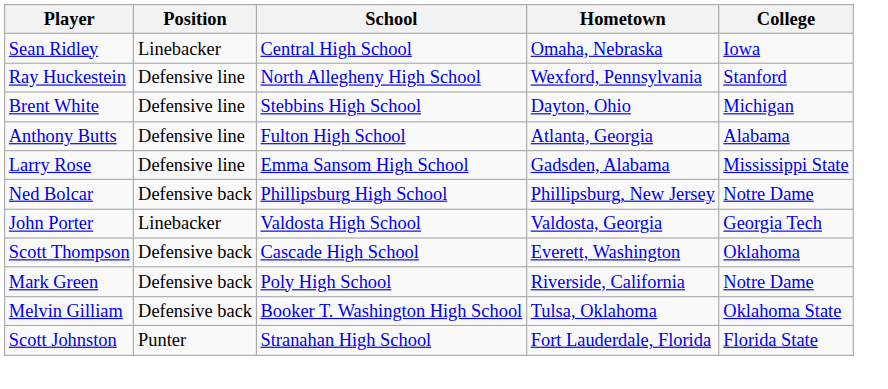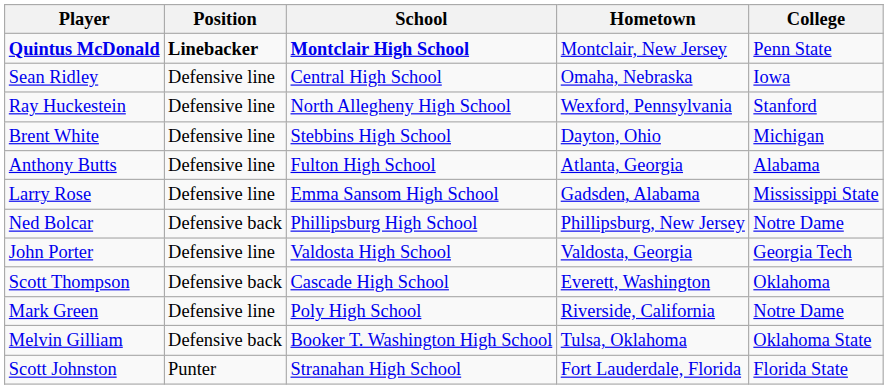+ row: (84, 48)
(179, 48) Linebacker -> (222, 77) Defensive line
(179, 223) Linebacker -> (222, 252) Defensive line
(195, 281) Defensive back -> (222, 310) Defensive line
